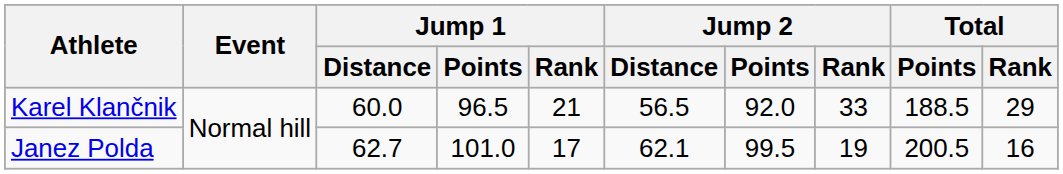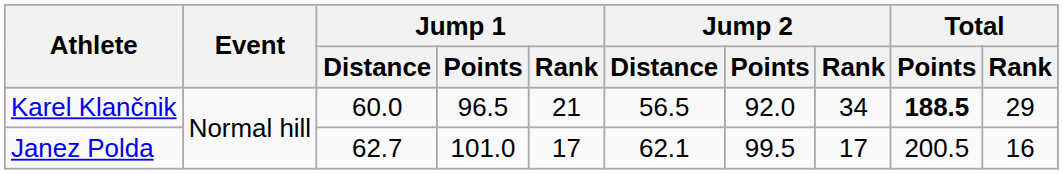(853, 108) 33 -> (853, 108) 34
(937, 108) normal -> (937, 108) bold
(853, 149) 19 -> (853, 149) 17
